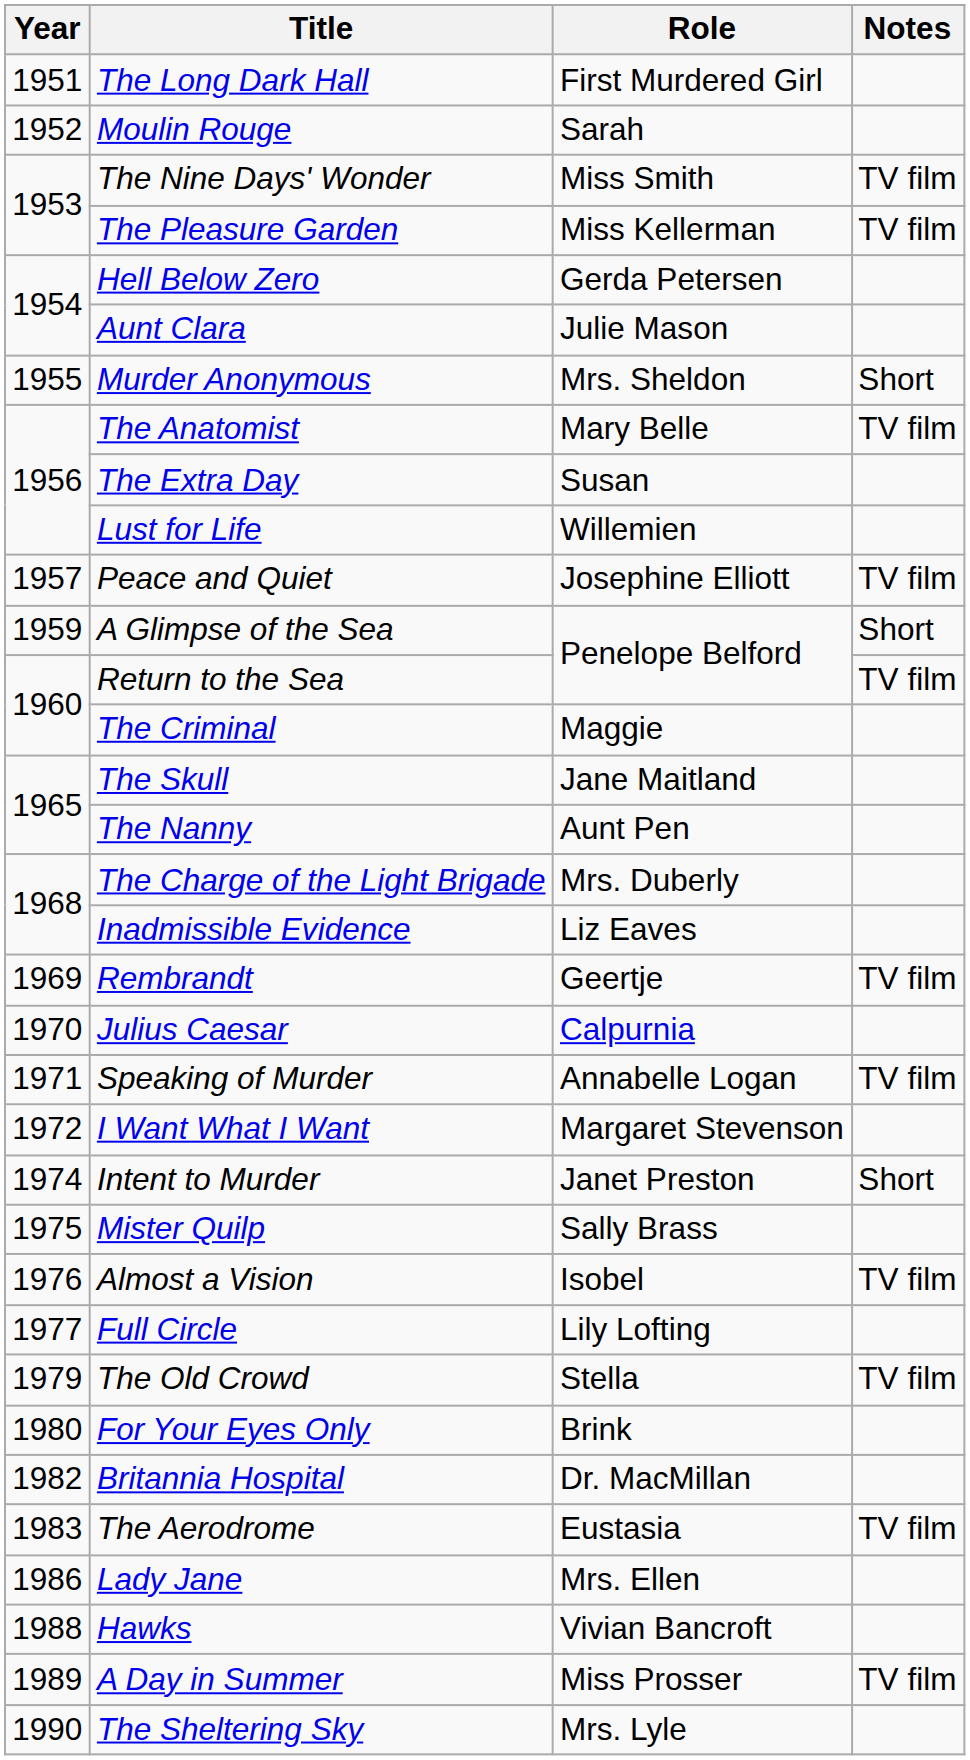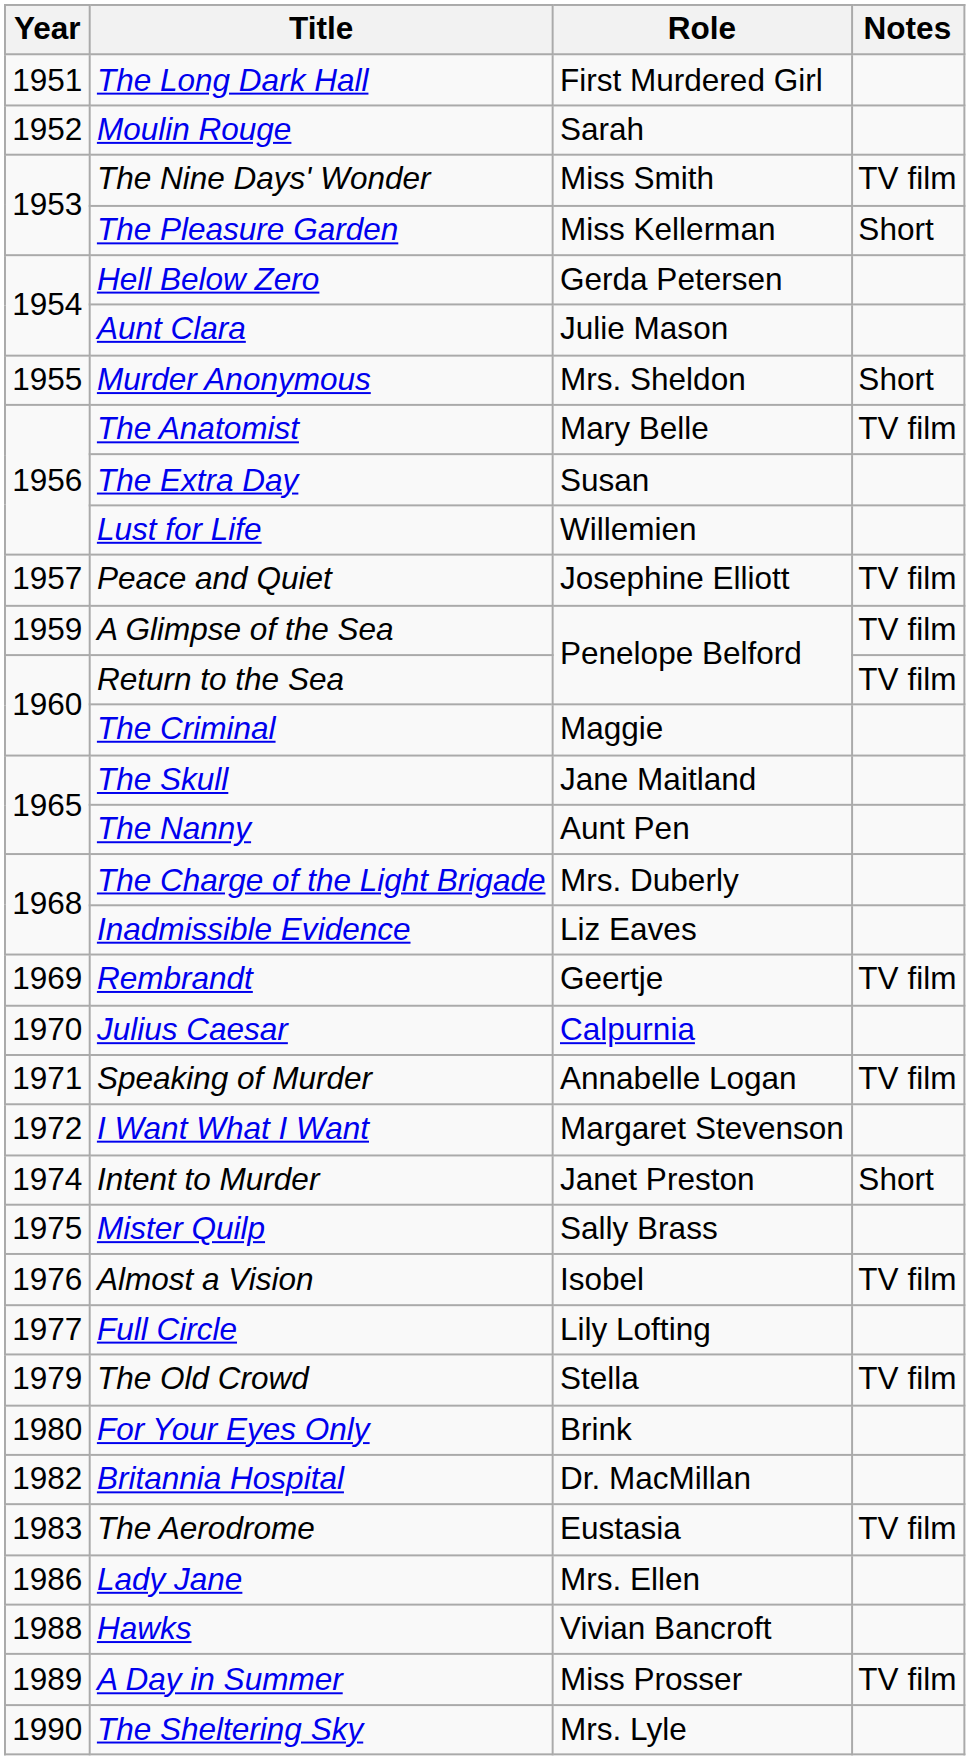(907, 229) TV film -> (896, 229) Short
(896, 629) Short -> (907, 629) TV film
